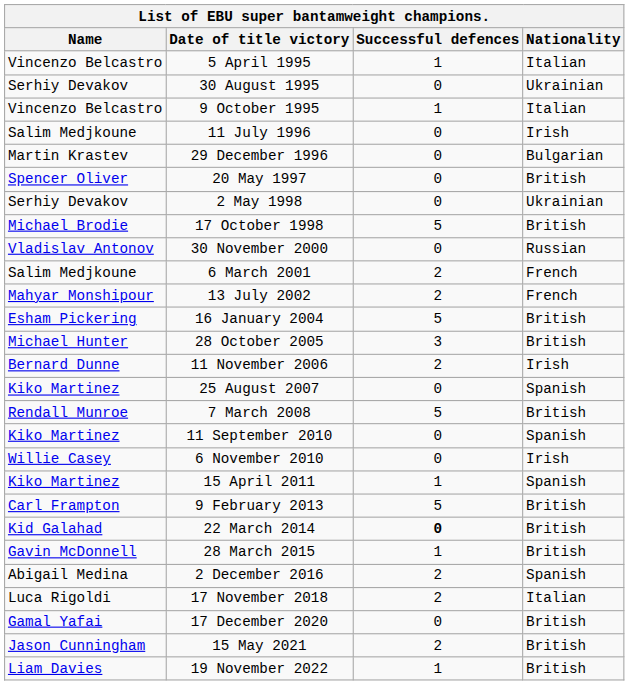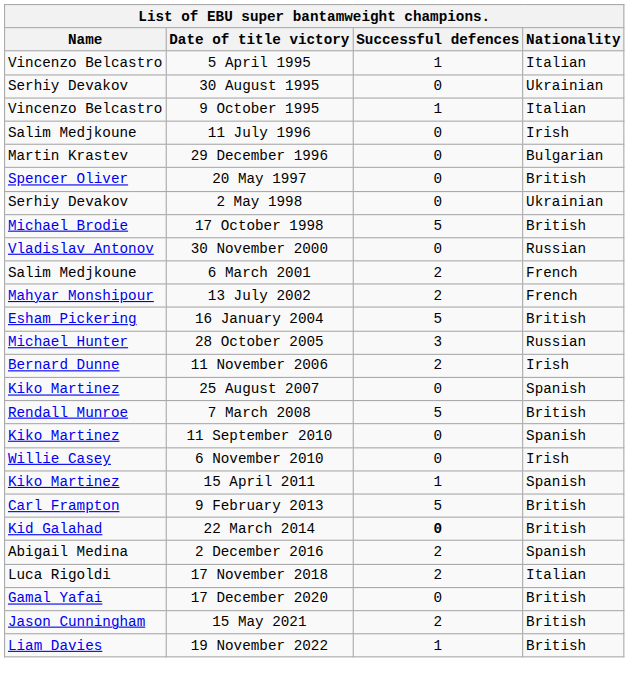(556, 342) British -> (556, 342) Russian
- row: (259, 552)
